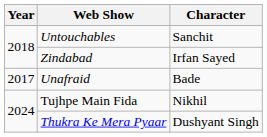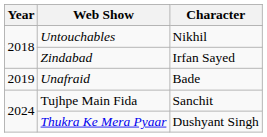(193, 36) Sanchit -> (190, 36) Nikhil
(21, 79) 2017 -> (21, 79) 2019
(190, 100) Nikhil -> (193, 100) Sanchit
